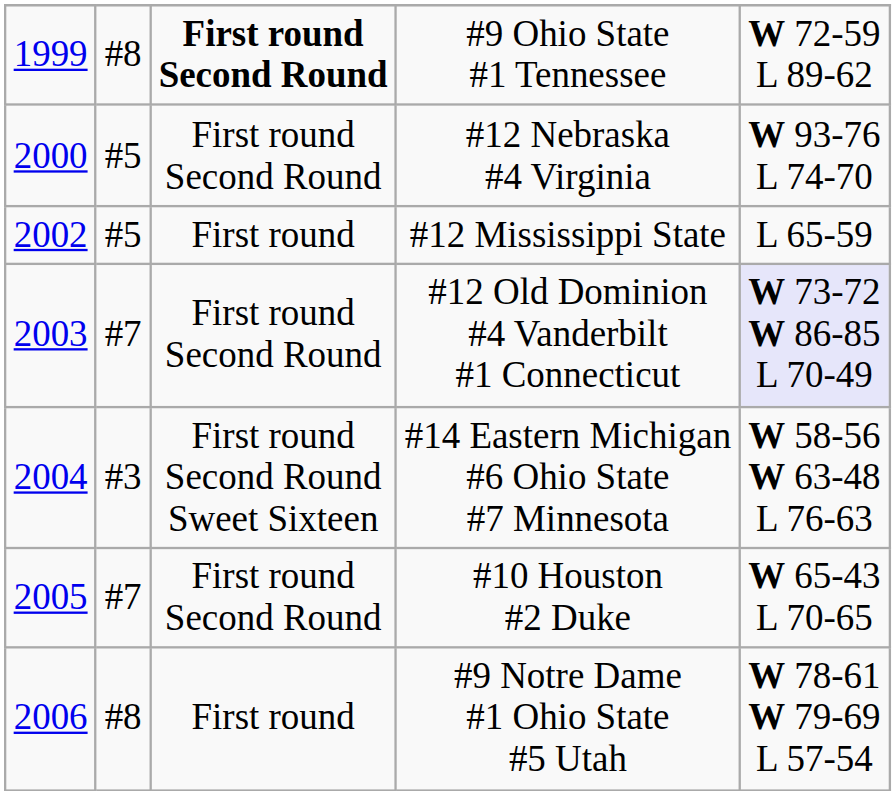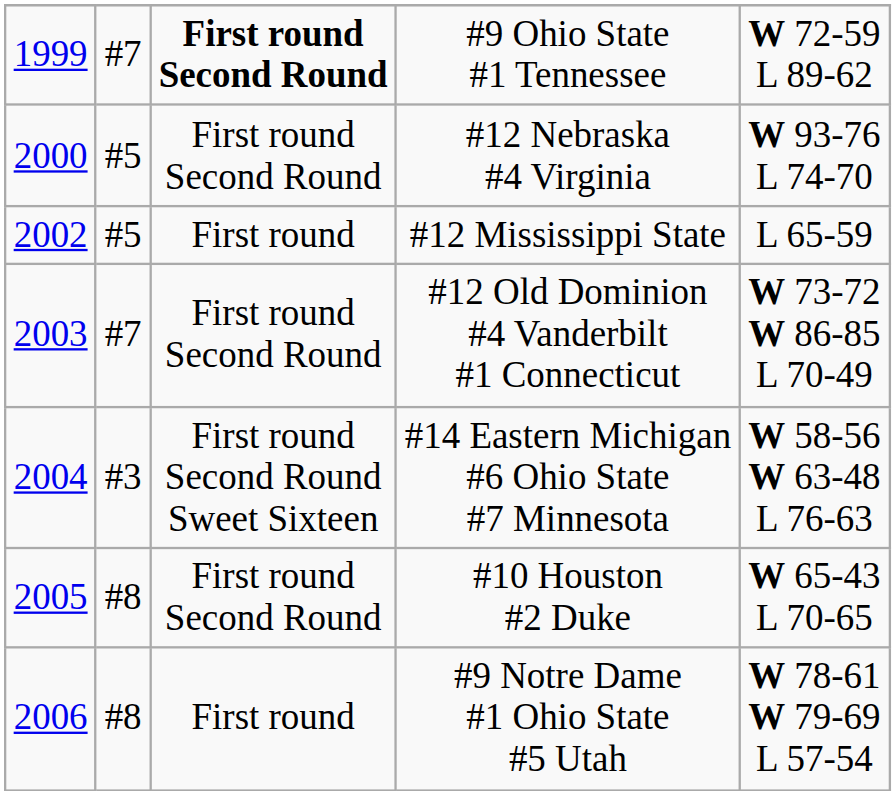(123, 54) #8 -> (123, 54) #7
(814, 334) lavender background -> (814, 334) no background
(123, 597) #7 -> (123, 597) #8
